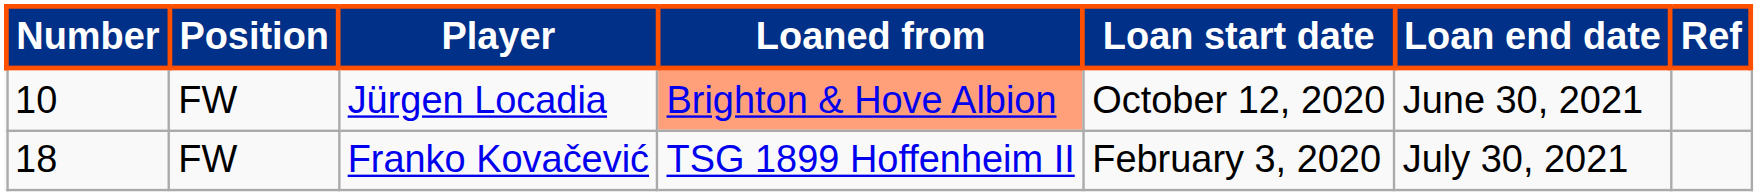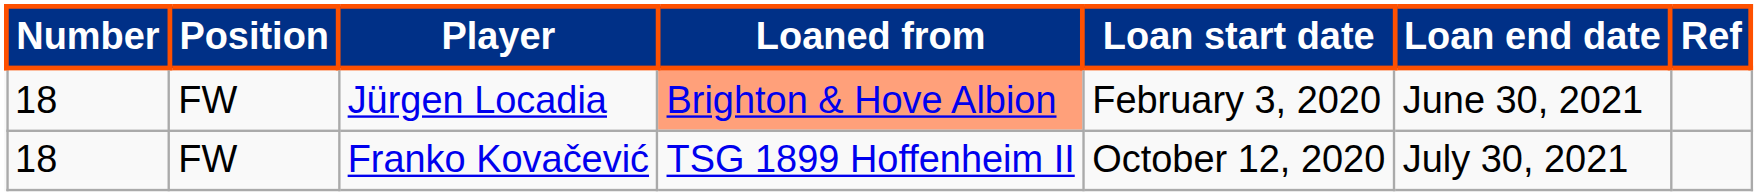(36, 99) 10 -> (36, 99) 18
(1239, 99) October 12, 2020 -> (1237, 99) February 3, 2020
(1237, 159) February 3, 2020 -> (1239, 159) October 12, 2020
